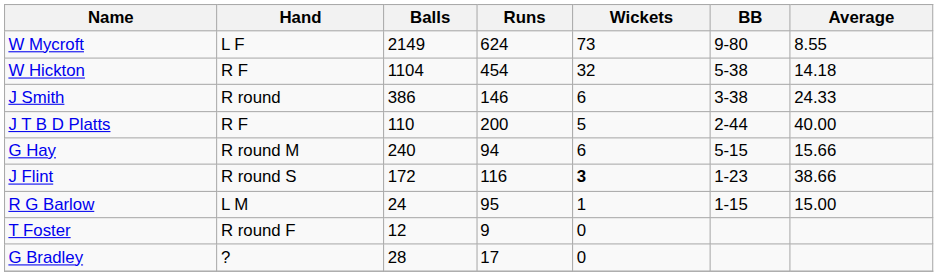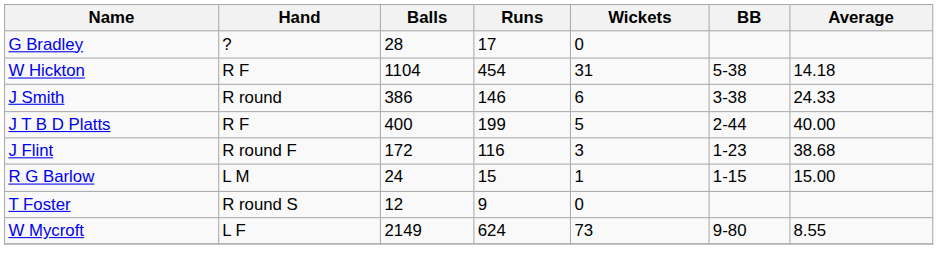rows swapped: (46, 44) <-> (46, 257)
(586, 71) 32 -> (584, 71) 31
(401, 124) 110 -> (398, 124) 400
(494, 124) 200 -> (492, 124) 199
- row: (32, 151)
(259, 177) R round S -> (260, 151) R round F
(581, 177) bold -> (579, 151) normal
(815, 177) 38.66 -> (814, 151) 38.68
(490, 204) 95 -> (487, 177) 15
(258, 230) R round F -> (260, 204) R round S
